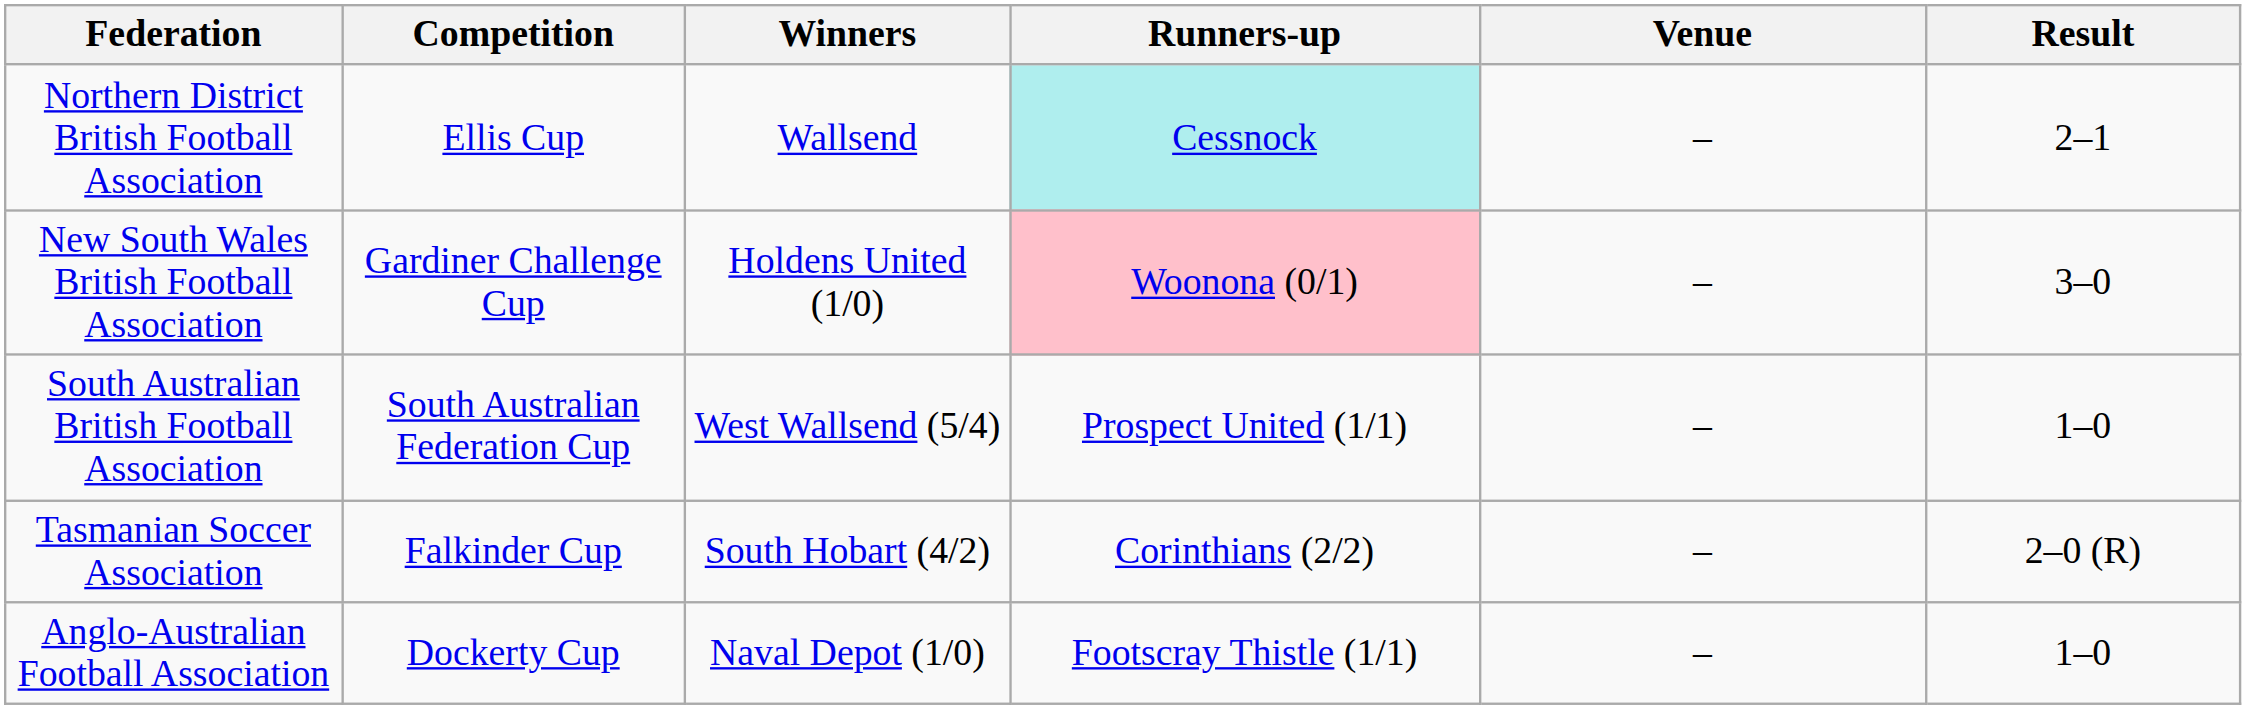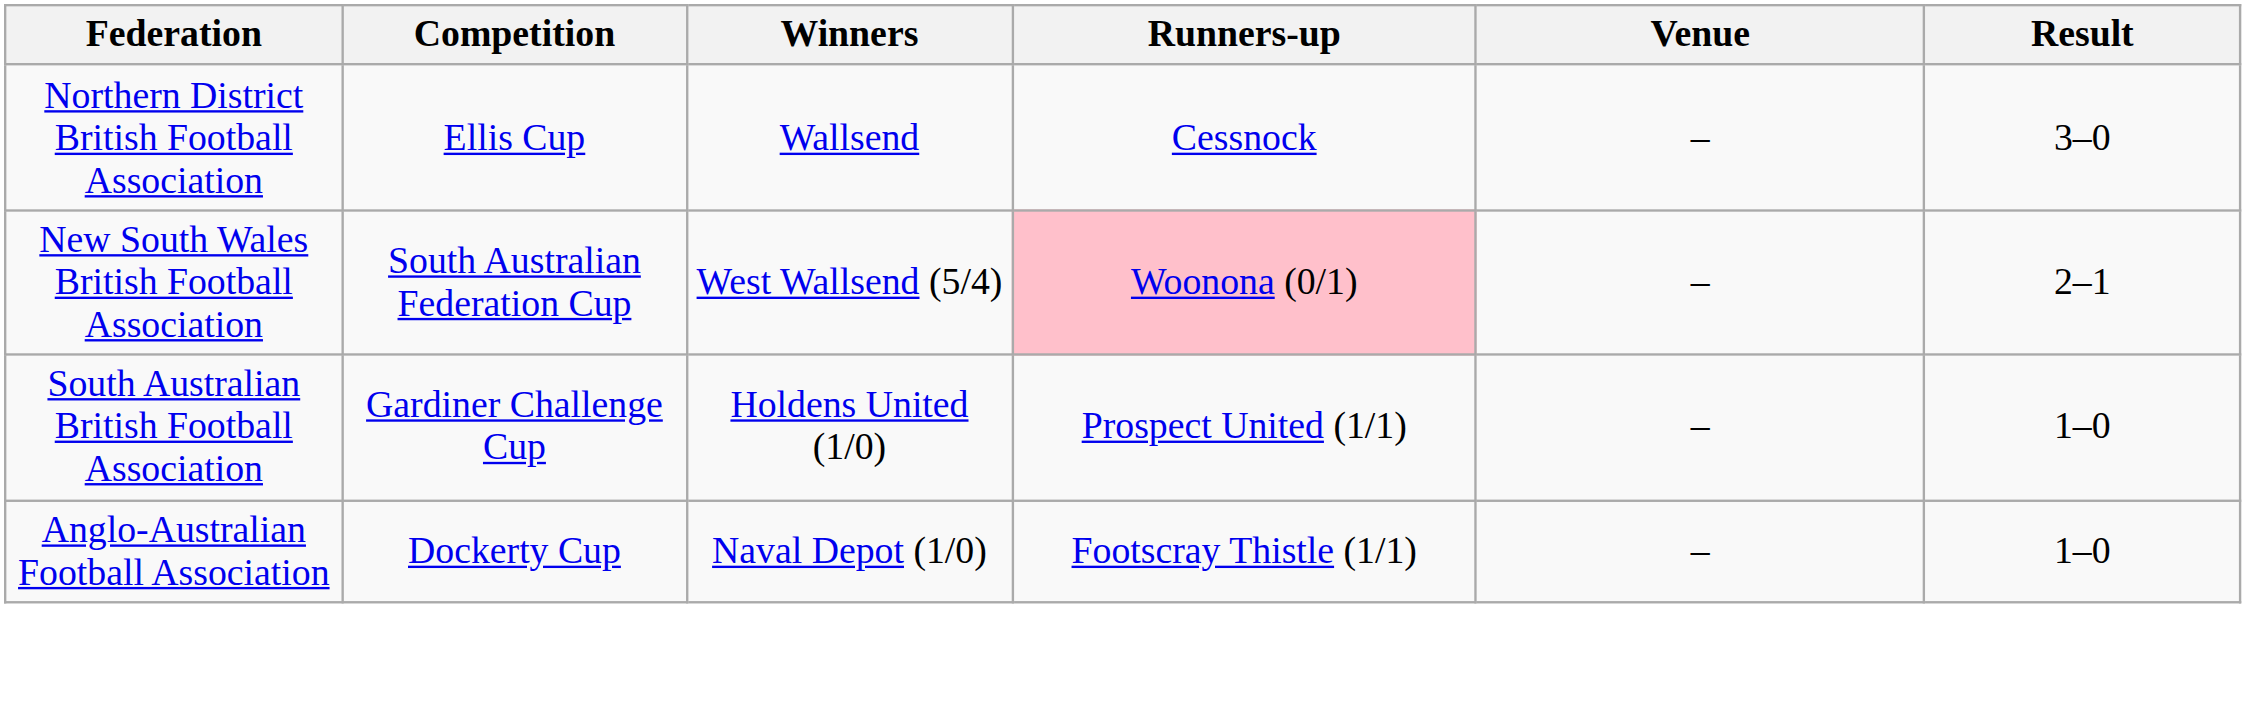(1245, 136) paleturquoise background -> (1244, 136) no background
(2083, 136) 2–1 -> (2082, 136) 3–0
(513, 281) Gardiner Challenge Cup -> (514, 281) South Australian Federation Cup
(847, 281) Holdens United (1/0) -> (849, 281) West Wallsend (5/4)
(2083, 281) 3–0 -> (2082, 281) 2–1
(513, 426) South Australian Federation Cup -> (514, 426) Gardiner Challenge Cup
(847, 426) West Wallsend (5/4) -> (849, 426) Holdens United (1/0)
- row: (173, 550)
